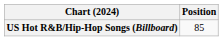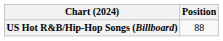(199, 28) 85 -> (199, 28) 88
